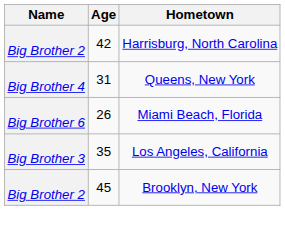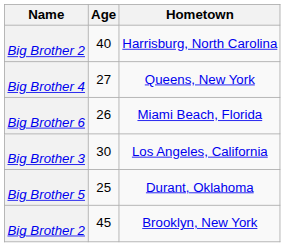(104, 43) 42 -> (104, 43) 40
(104, 79) 31 -> (104, 79) 27
(104, 151) 35 -> (104, 151) 30
+ row: (200, 187)
